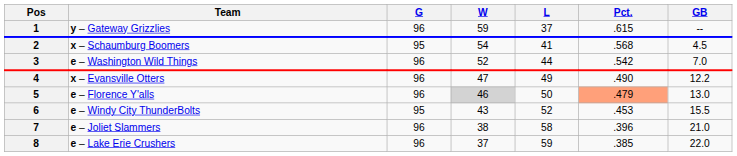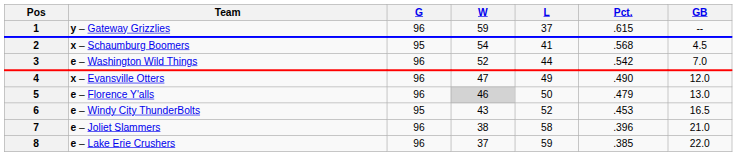(700, 78) 12.2 -> (700, 78) 12.0
(623, 95) lightsalmon background -> (623, 95) no background
(700, 111) 15.5 -> (700, 111) 16.5
